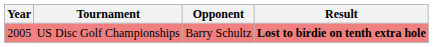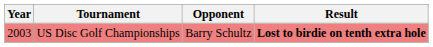(19, 33) 2005 -> (19, 33) 2003
